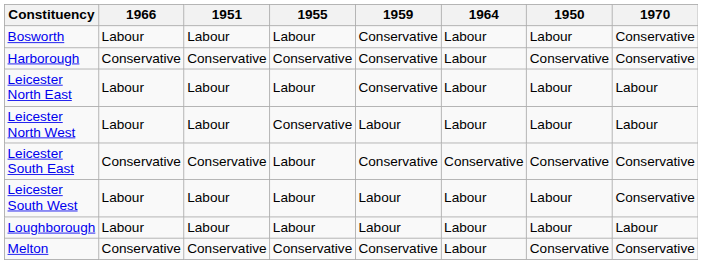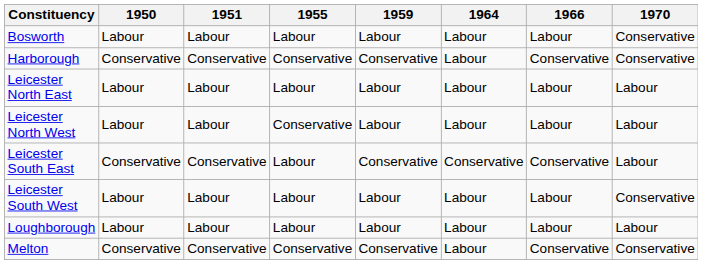columns swapped: (569, 15) <-> (141, 15)
(398, 36) Conservative -> (380, 36) Labour
(398, 87) Conservative -> (380, 87) Labour
(655, 161) Conservative -> (637, 161) Labour
